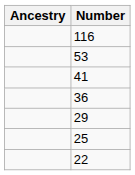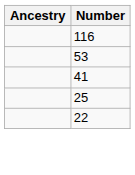- row: (81, 97)
- row: (81, 118)
